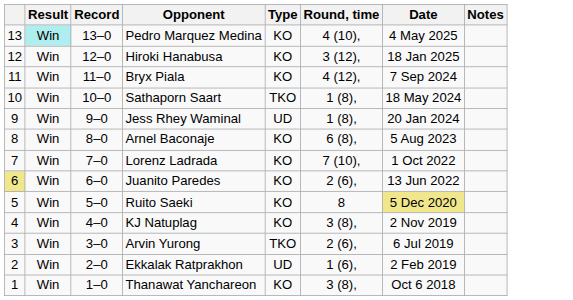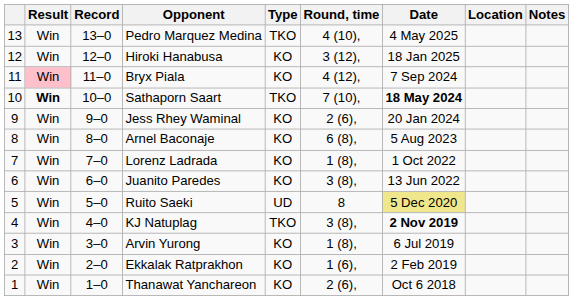+ column: (495, 14)
(48, 35) paleturquoise background -> (48, 35) no background
(283, 35) KO -> (283, 35) TKO
(48, 77) no background -> (48, 77) pink background
(48, 98) normal -> (48, 98) bold
(341, 98) 1 (8), -> (341, 98) 7 (10),
(423, 98) normal -> (424, 98) bold
(283, 118) UD -> (283, 118) KO
(341, 118) 1 (8), -> (341, 118) 2 (6),
(341, 160) 7 (10), -> (341, 160) 1 (8),
(15, 181) khaki background -> (15, 181) no background
(341, 181) 2 (6), -> (341, 181) 3 (8),
(283, 202) KO -> (283, 202) UD
(283, 222) KO -> (283, 222) TKO
(423, 222) normal -> (424, 222) bold
(283, 243) TKO -> (283, 243) KO
(341, 243) 2 (6), -> (341, 243) 1 (8),
(283, 264) UD -> (283, 264) KO
(341, 285) 3 (8), -> (341, 285) 2 (6),
